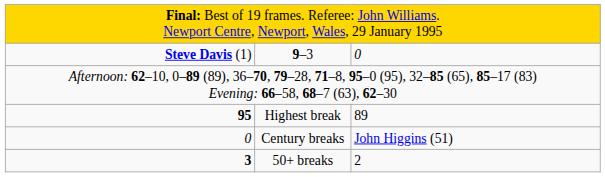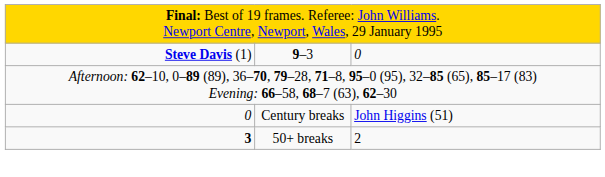- row: (303, 116)
